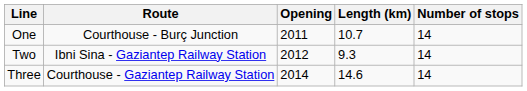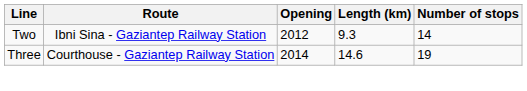- row: (24, 34)
(424, 75) 14 -> (424, 55) 19
